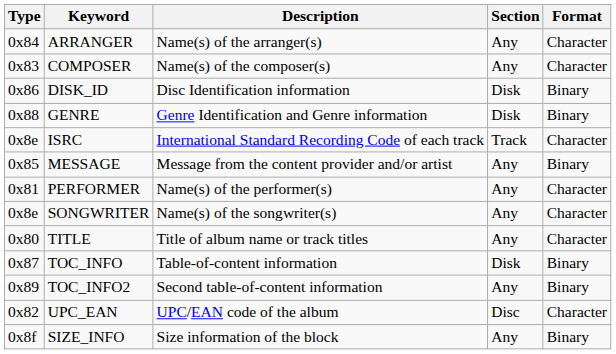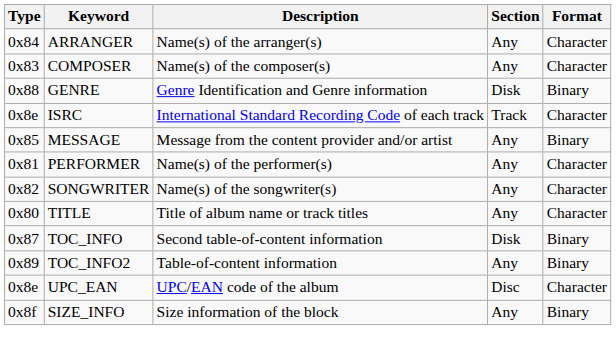- row: (78, 90)
(23, 213) 0x8e -> (24, 189) 0x82
(247, 262) Table-of-content information -> (270, 238) Second table-of-content information
(270, 287) Second table-of-content information -> (247, 262) Table-of-content information
(24, 312) 0x82 -> (23, 287) 0x8e
